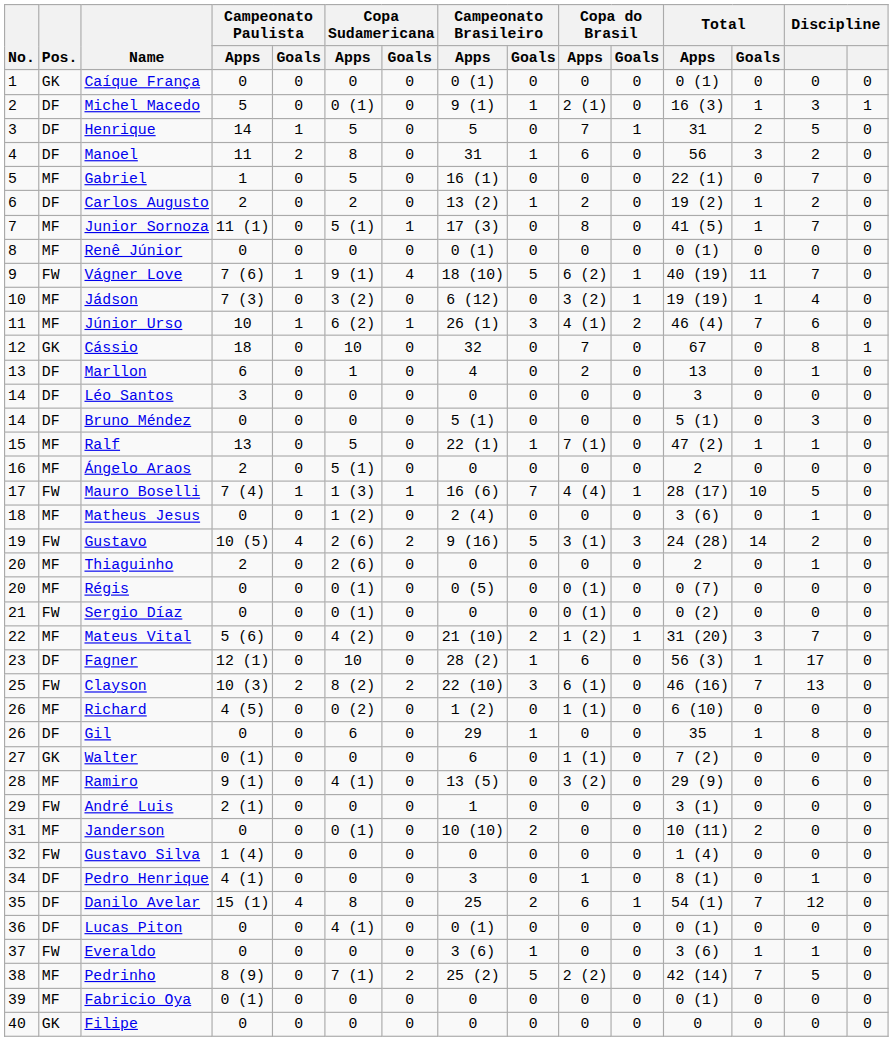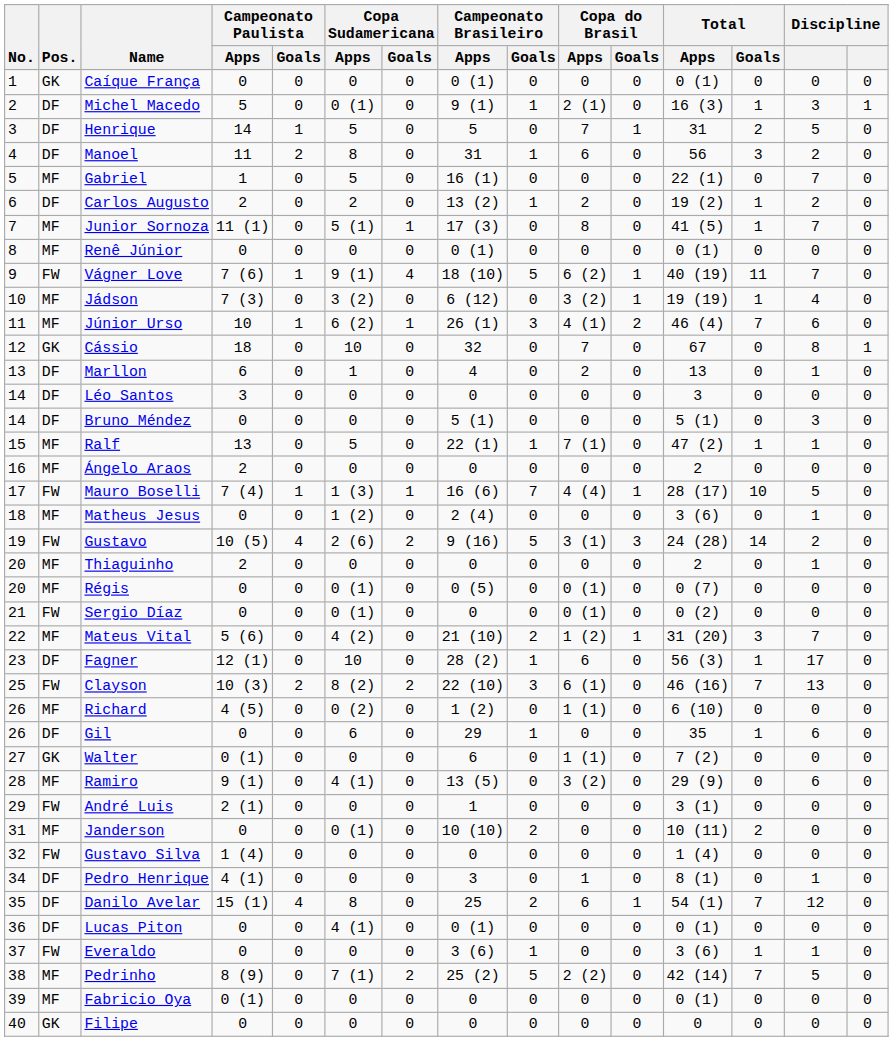(353, 469) 5 (1) -> (353, 469) 0
(353, 565) 2 (6) -> (353, 565) 0
(816, 734) 8 -> (816, 734) 6
